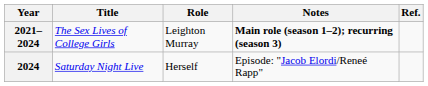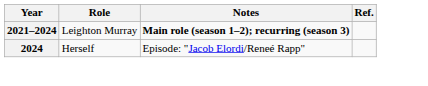- column: (108, 13)
